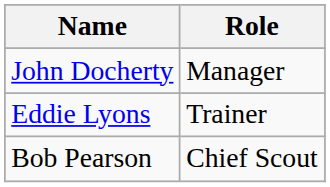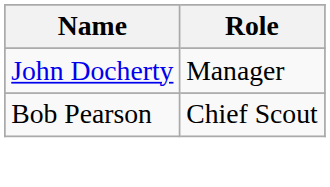- row: (81, 114)
